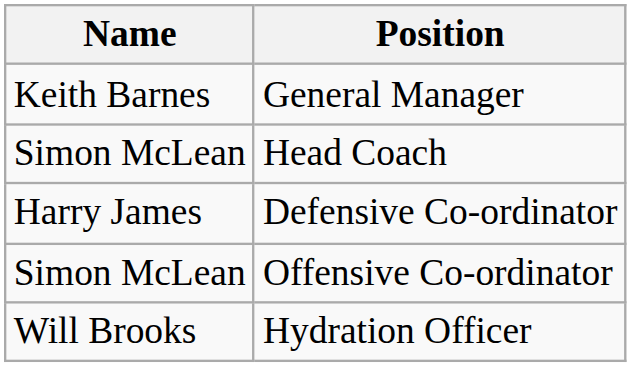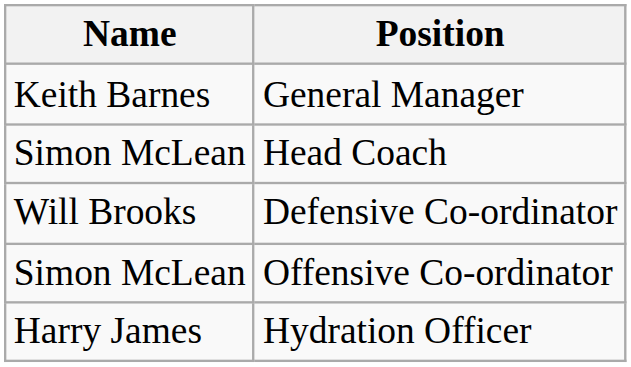(108, 212) Harry James -> (105, 212) Will Brooks
(105, 331) Will Brooks -> (108, 331) Harry James
